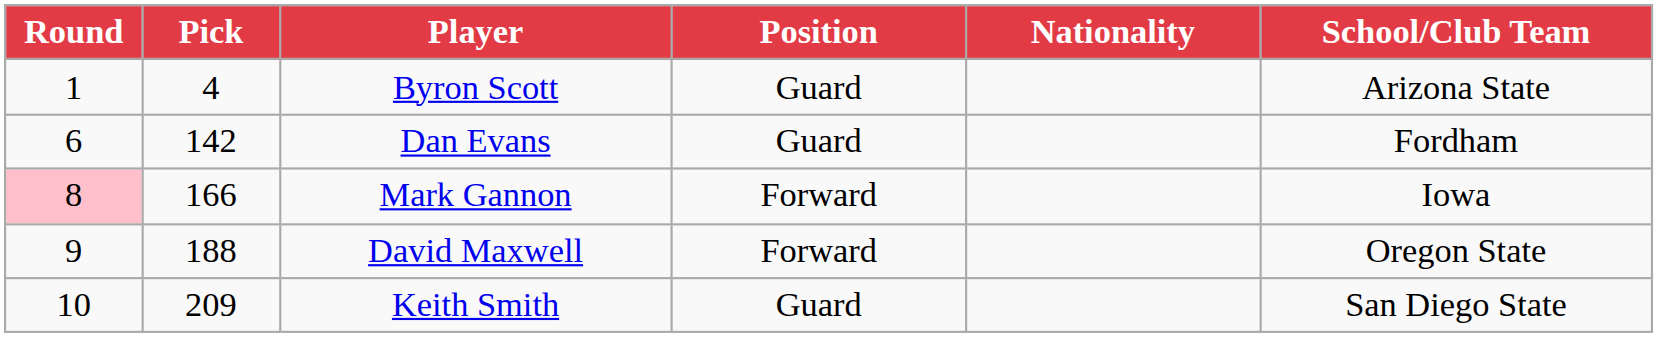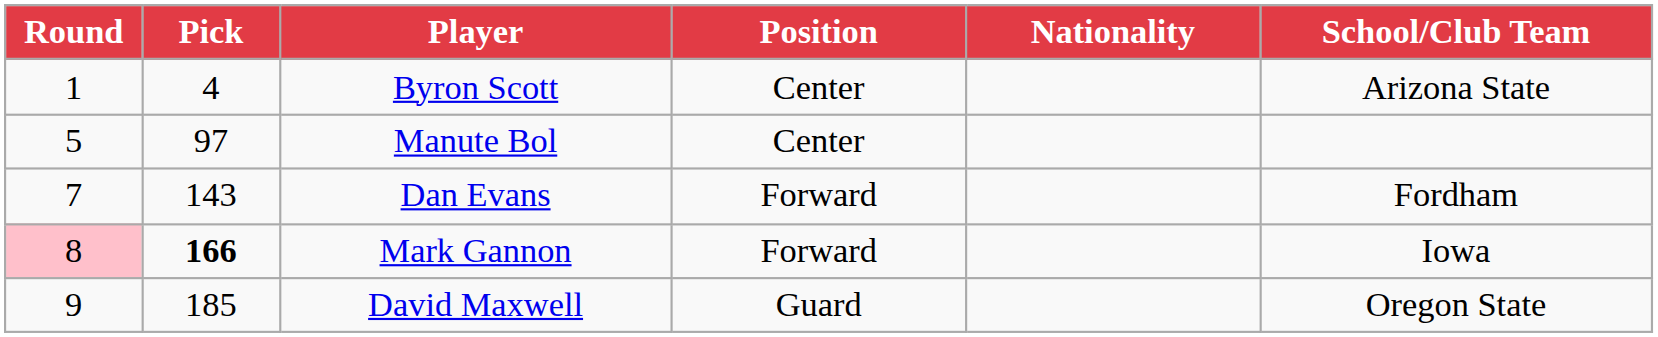(819, 86) Guard -> (819, 86) Center
+ row: (476, 140)
(74, 140) 6 -> (74, 195) 7
(211, 140) 142 -> (211, 195) 143
(819, 140) Guard -> (819, 195) Forward
(211, 195) normal -> (211, 250) bold
(211, 250) 188 -> (211, 304) 185
(819, 250) Forward -> (819, 304) Guard
- row: (476, 304)
